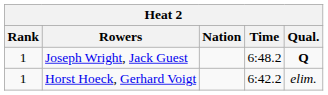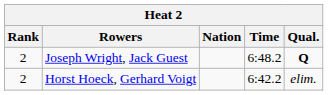(23, 57) 1 -> (23, 57) 2
(23, 79) 1 -> (23, 79) 2
